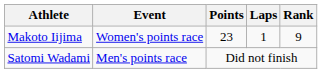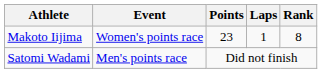(298, 36) 9 -> (298, 36) 8
